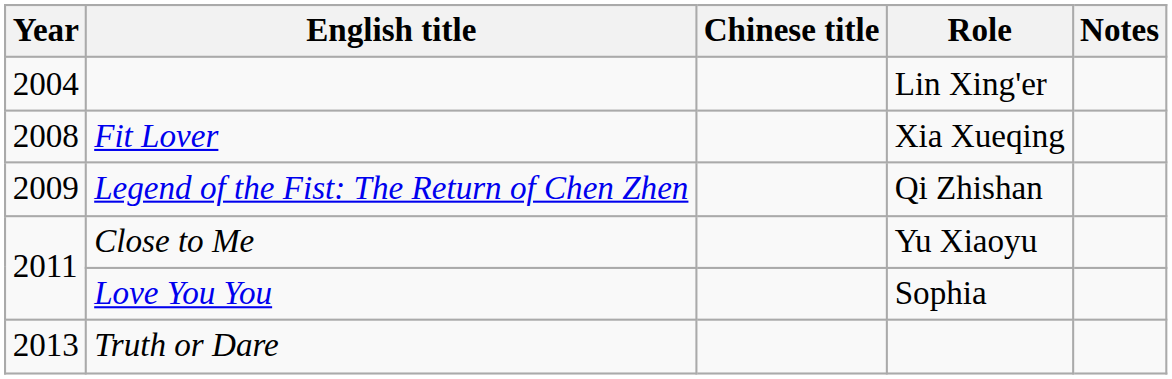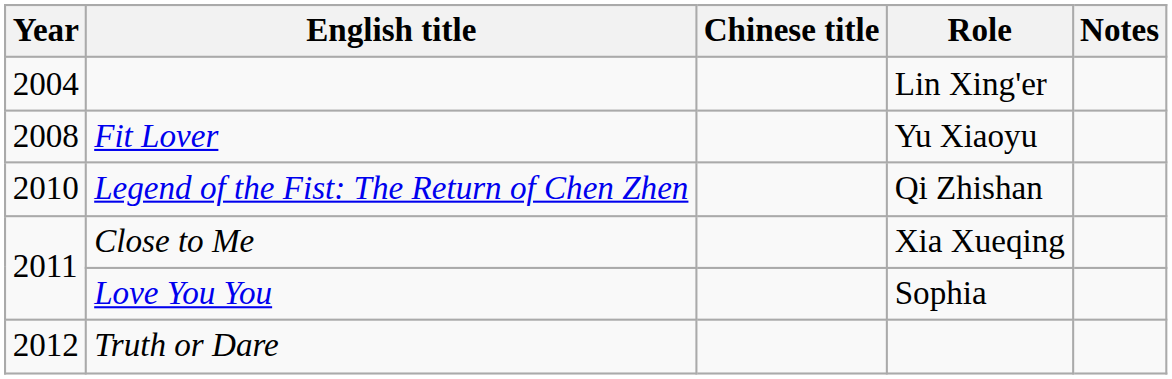(980, 135) Xia Xueqing -> (966, 135) Yu Xiaoyu
(46, 188) 2009 -> (46, 188) 2010
(966, 240) Yu Xiaoyu -> (980, 240) Xia Xueqing
(46, 345) 2013 -> (46, 345) 2012
